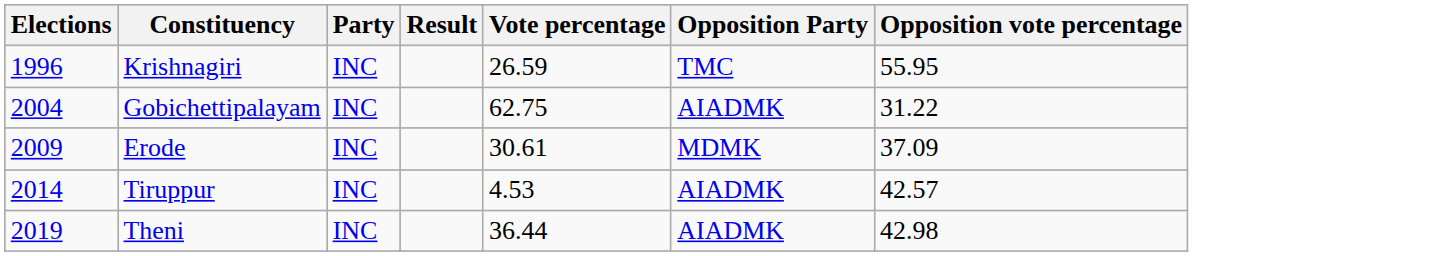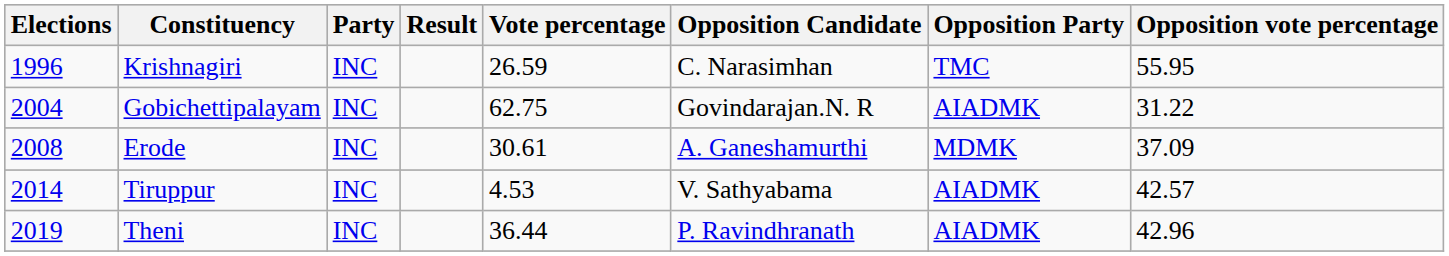+ column: (799, 25)
(37, 148) 2009 -> (37, 148) 2008
(909, 230) 42.98 -> (1165, 230) 42.96
